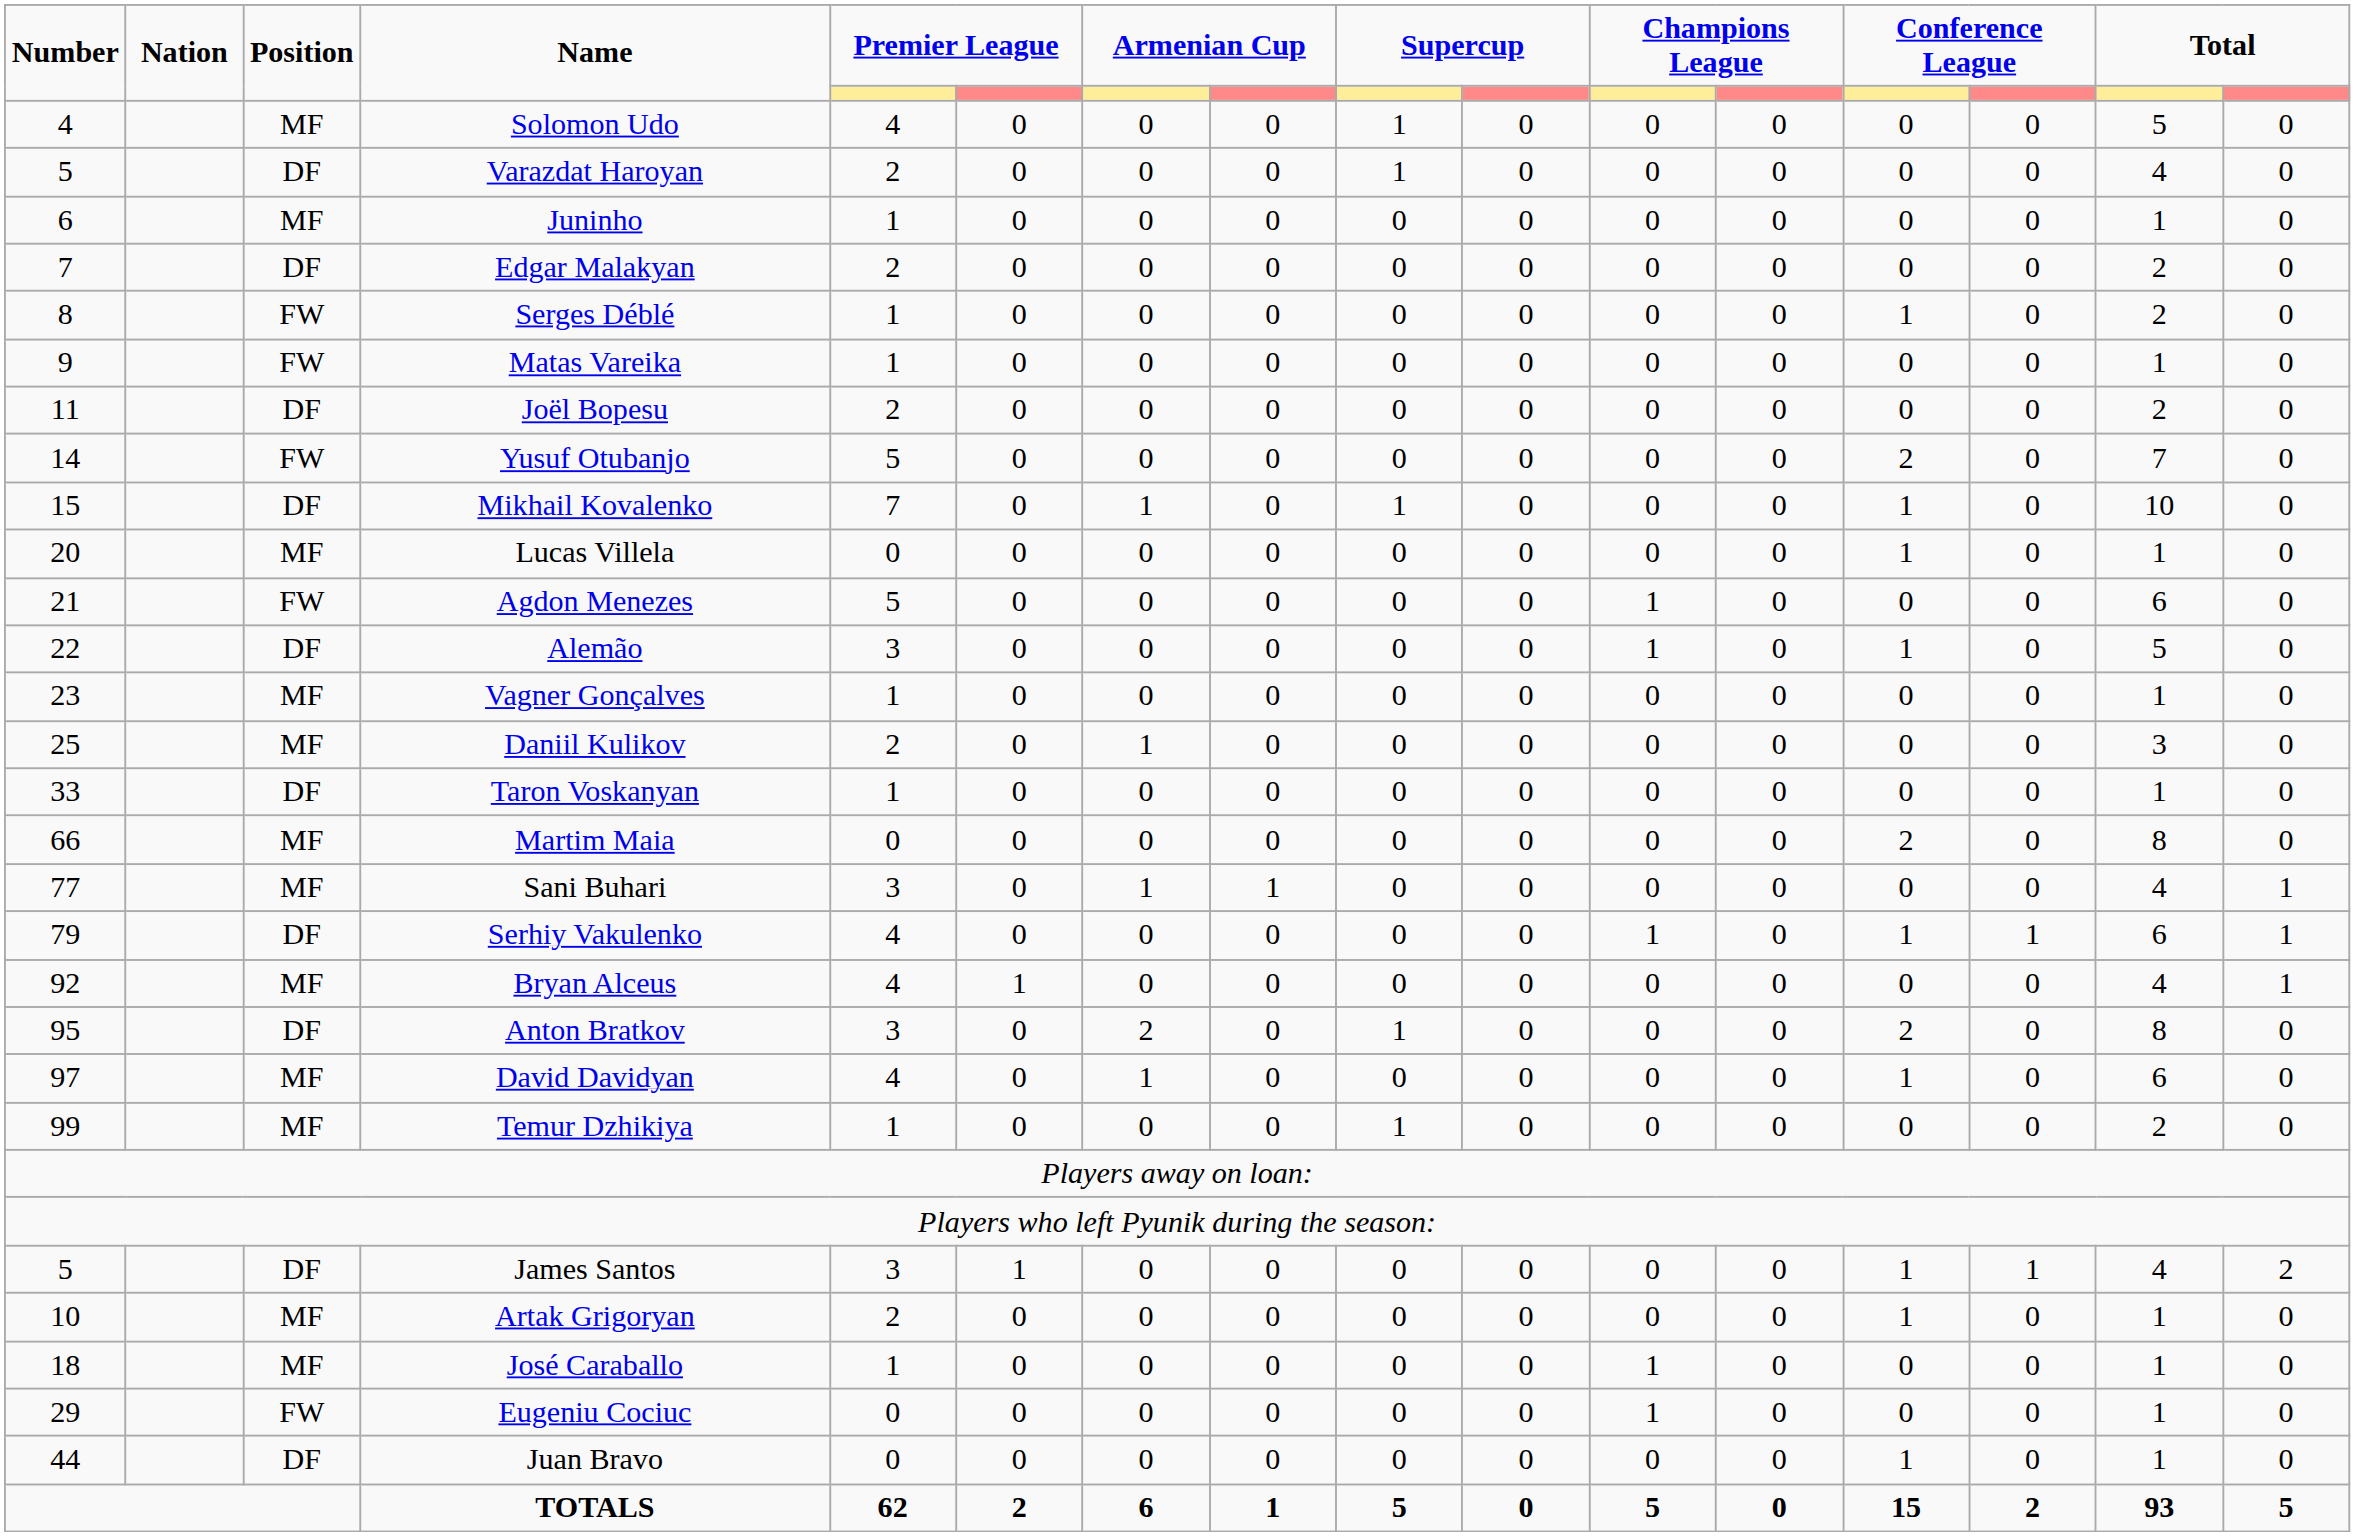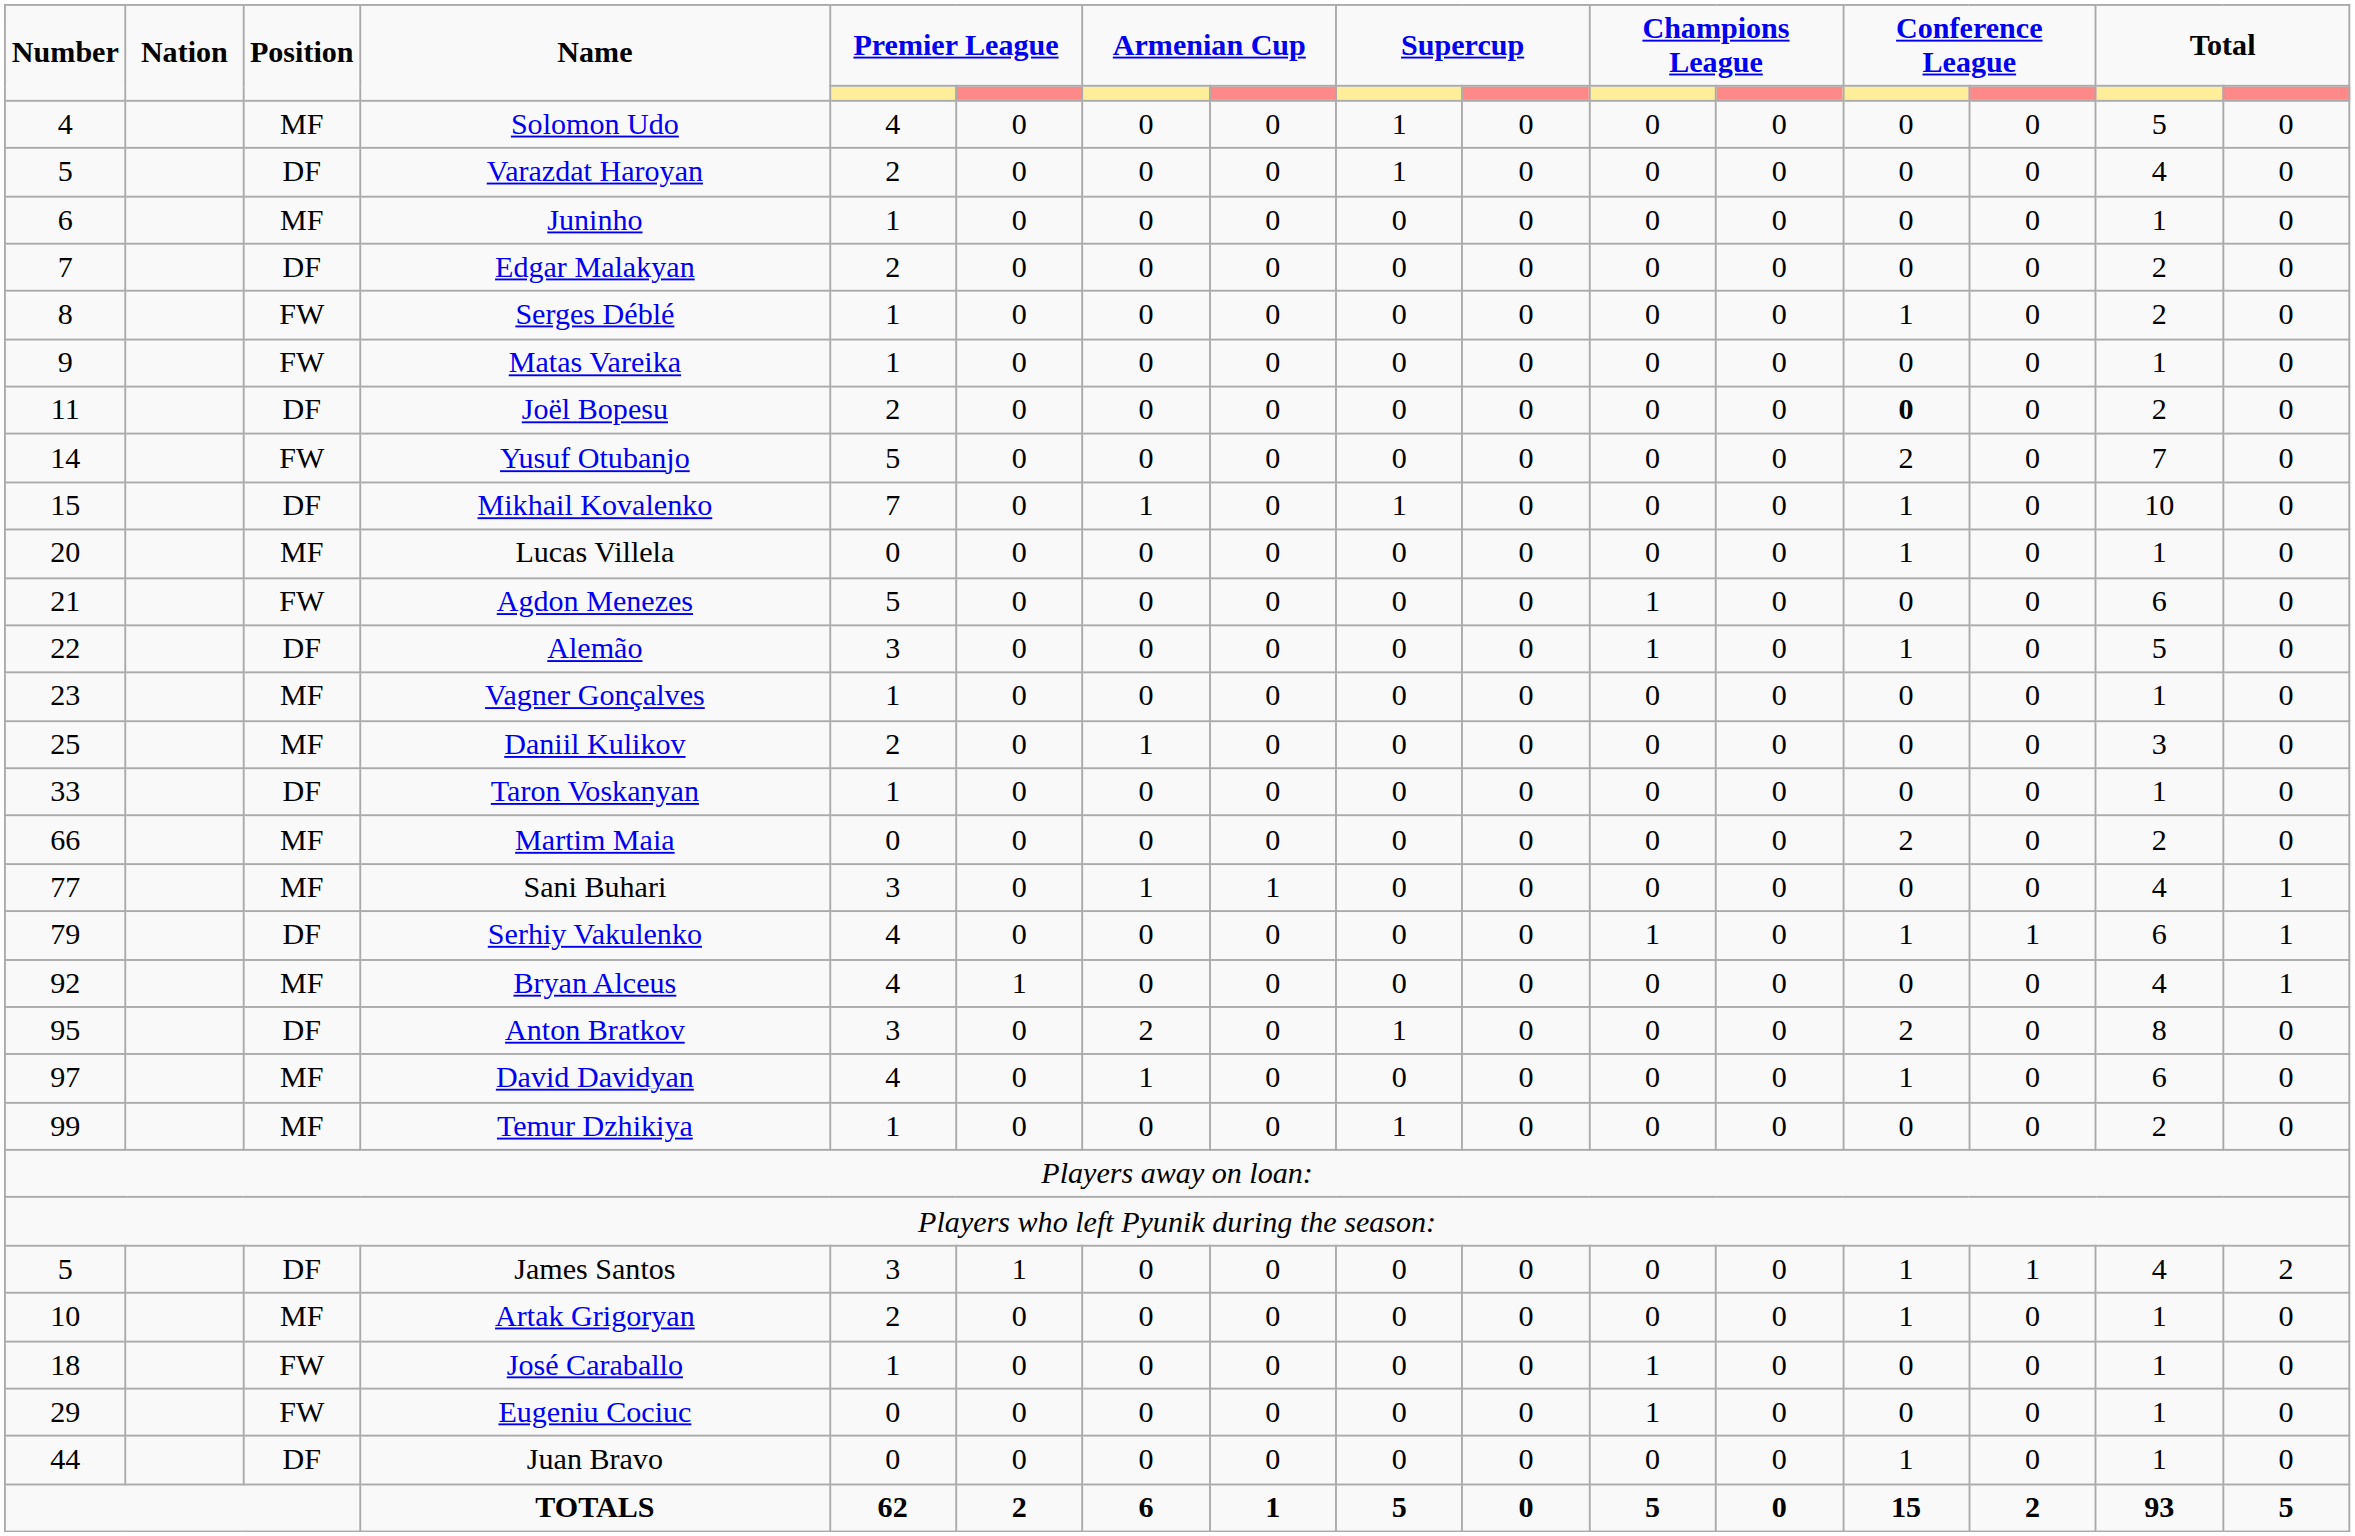(1906, 409) normal -> (1906, 409) bold
(2159, 839) 8 -> (2159, 839) 2
(302, 1364) MF -> (302, 1364) FW
